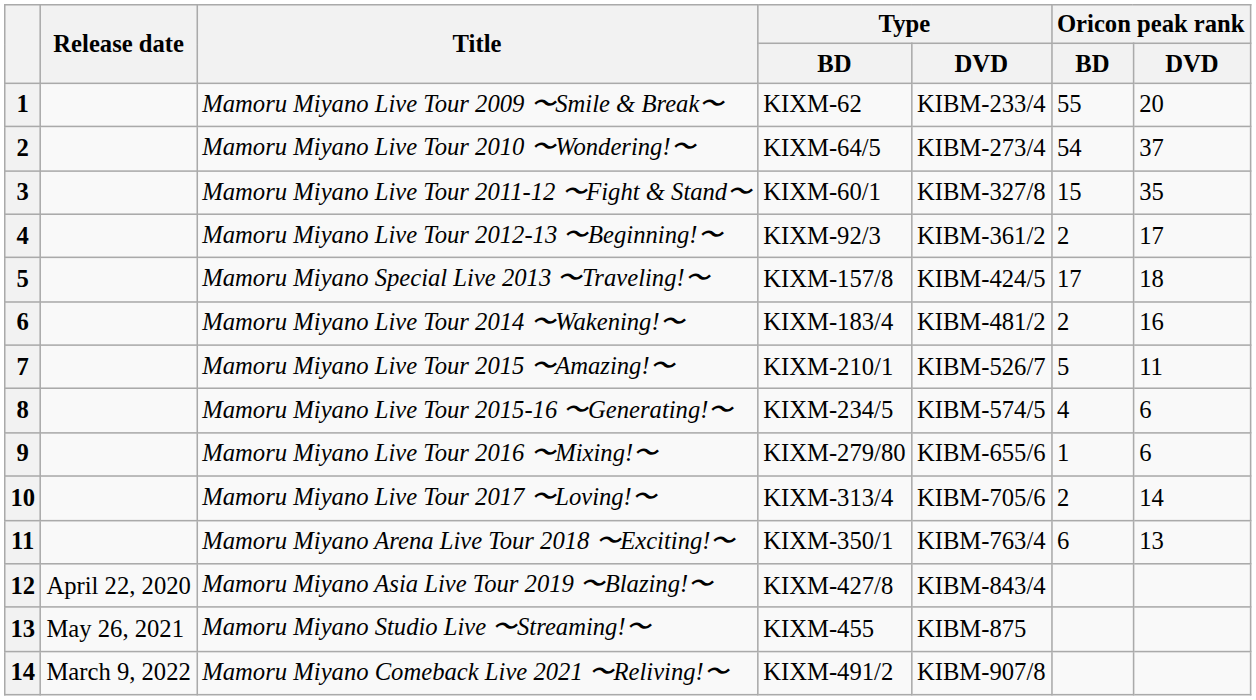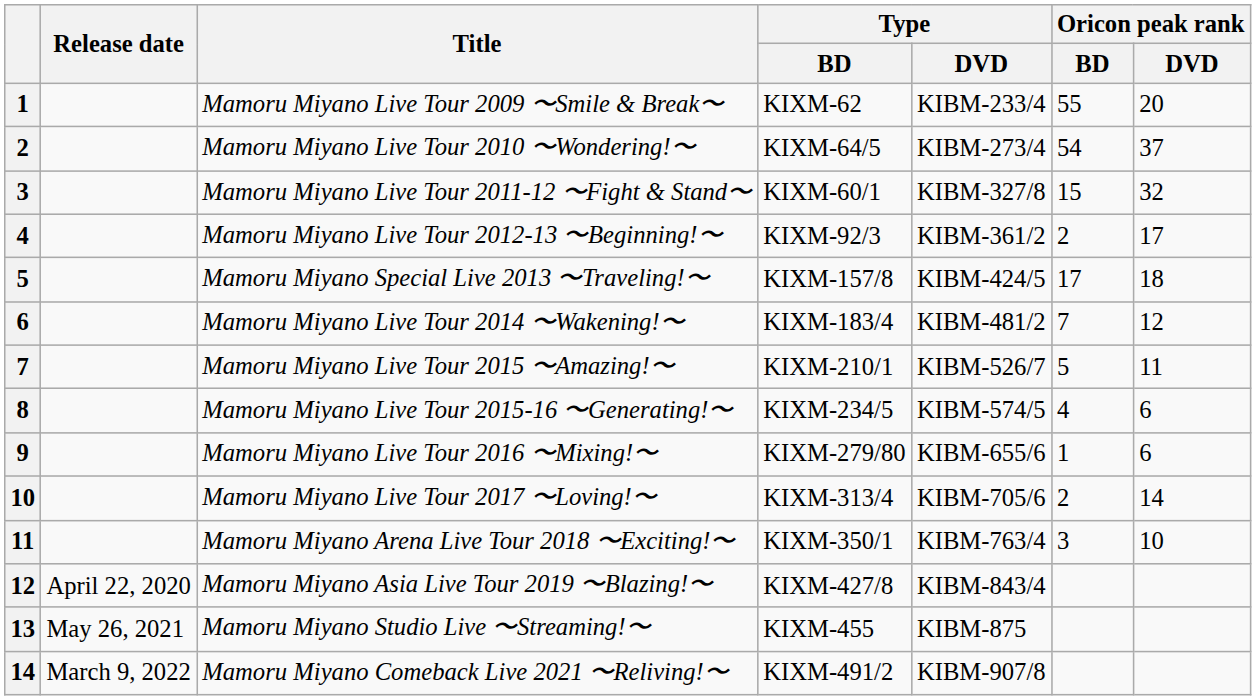(1151, 191) 35 -> (1151, 191) 32
(1063, 322) 2 -> (1063, 322) 7
(1151, 322) 16 -> (1151, 322) 12
(1063, 541) 6 -> (1063, 541) 3
(1151, 541) 13 -> (1151, 541) 10
